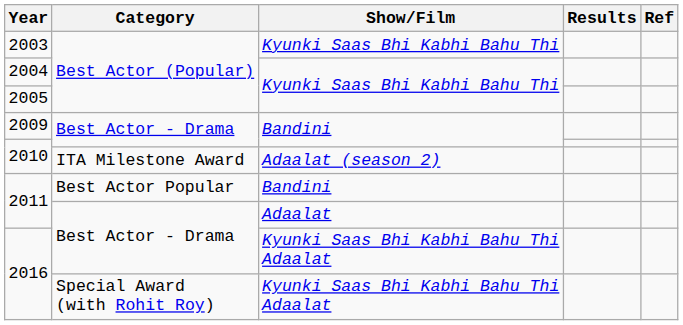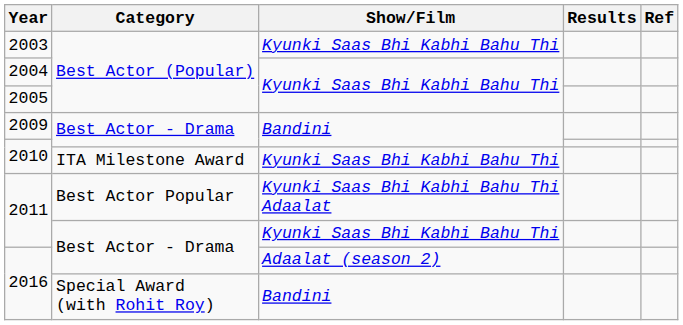(351, 160) Adaalat (season 2) -> (411, 160) Kyunki Saas Bhi Kabhi Bahu Thi
(297, 187) Bandini -> (411, 197) Kyunki Saas Bhi Kabhi Bahu Thi Adaalat
(297, 214) Adaalat -> (411, 233) Kyunki Saas Bhi Kabhi Bahu Thi
(411, 251) Kyunki Saas Bhi Kabhi Bahu Thi Adaalat -> (351, 260) Adaalat (season 2)
(411, 297) Kyunki Saas Bhi Kabhi Bahu Thi Adaalat -> (297, 297) Bandini
